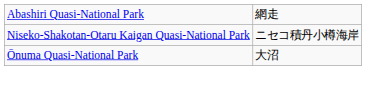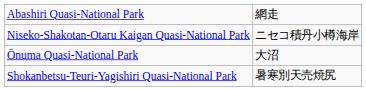+ row: (122, 76)
